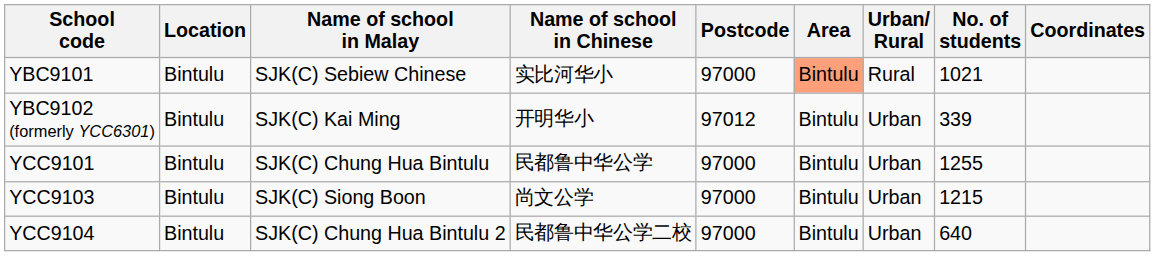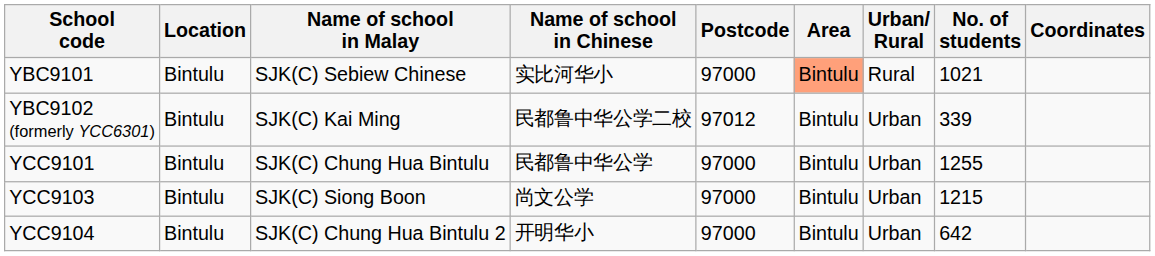(554, 118) 开明华小 -> (603, 118) 民都鲁中华公学二校
(603, 232) 民都鲁中华公学二校 -> (554, 232) 开明华小
(956, 233) 640 -> (956, 233) 642
